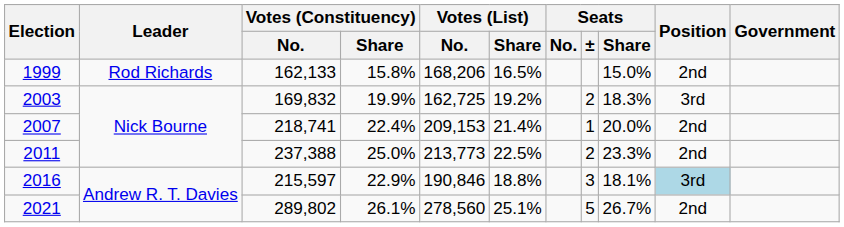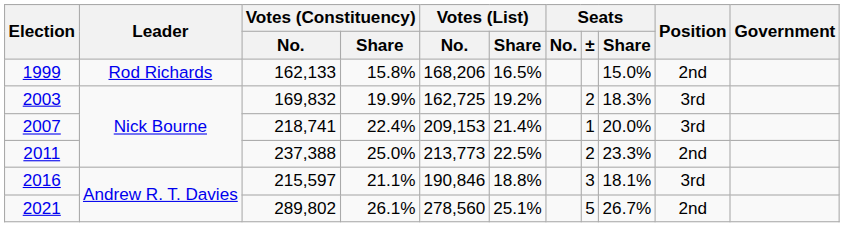(693, 126) 2nd -> (693, 126) 3rd
(391, 180) 22.9% -> (391, 180) 21.1%
(693, 180) lightblue background -> (693, 180) no background
